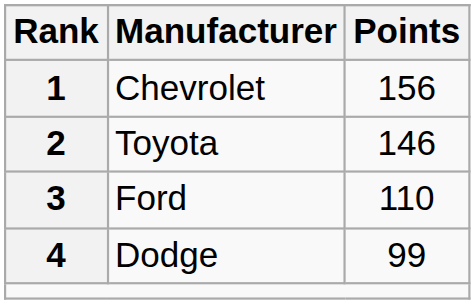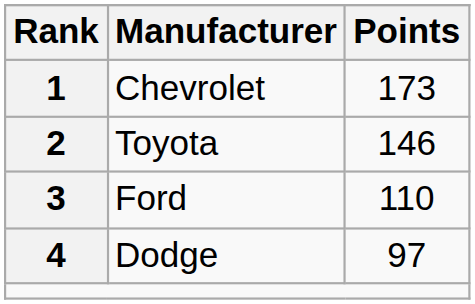(407, 87) 156 -> (407, 87) 173
(407, 254) 99 -> (407, 254) 97
